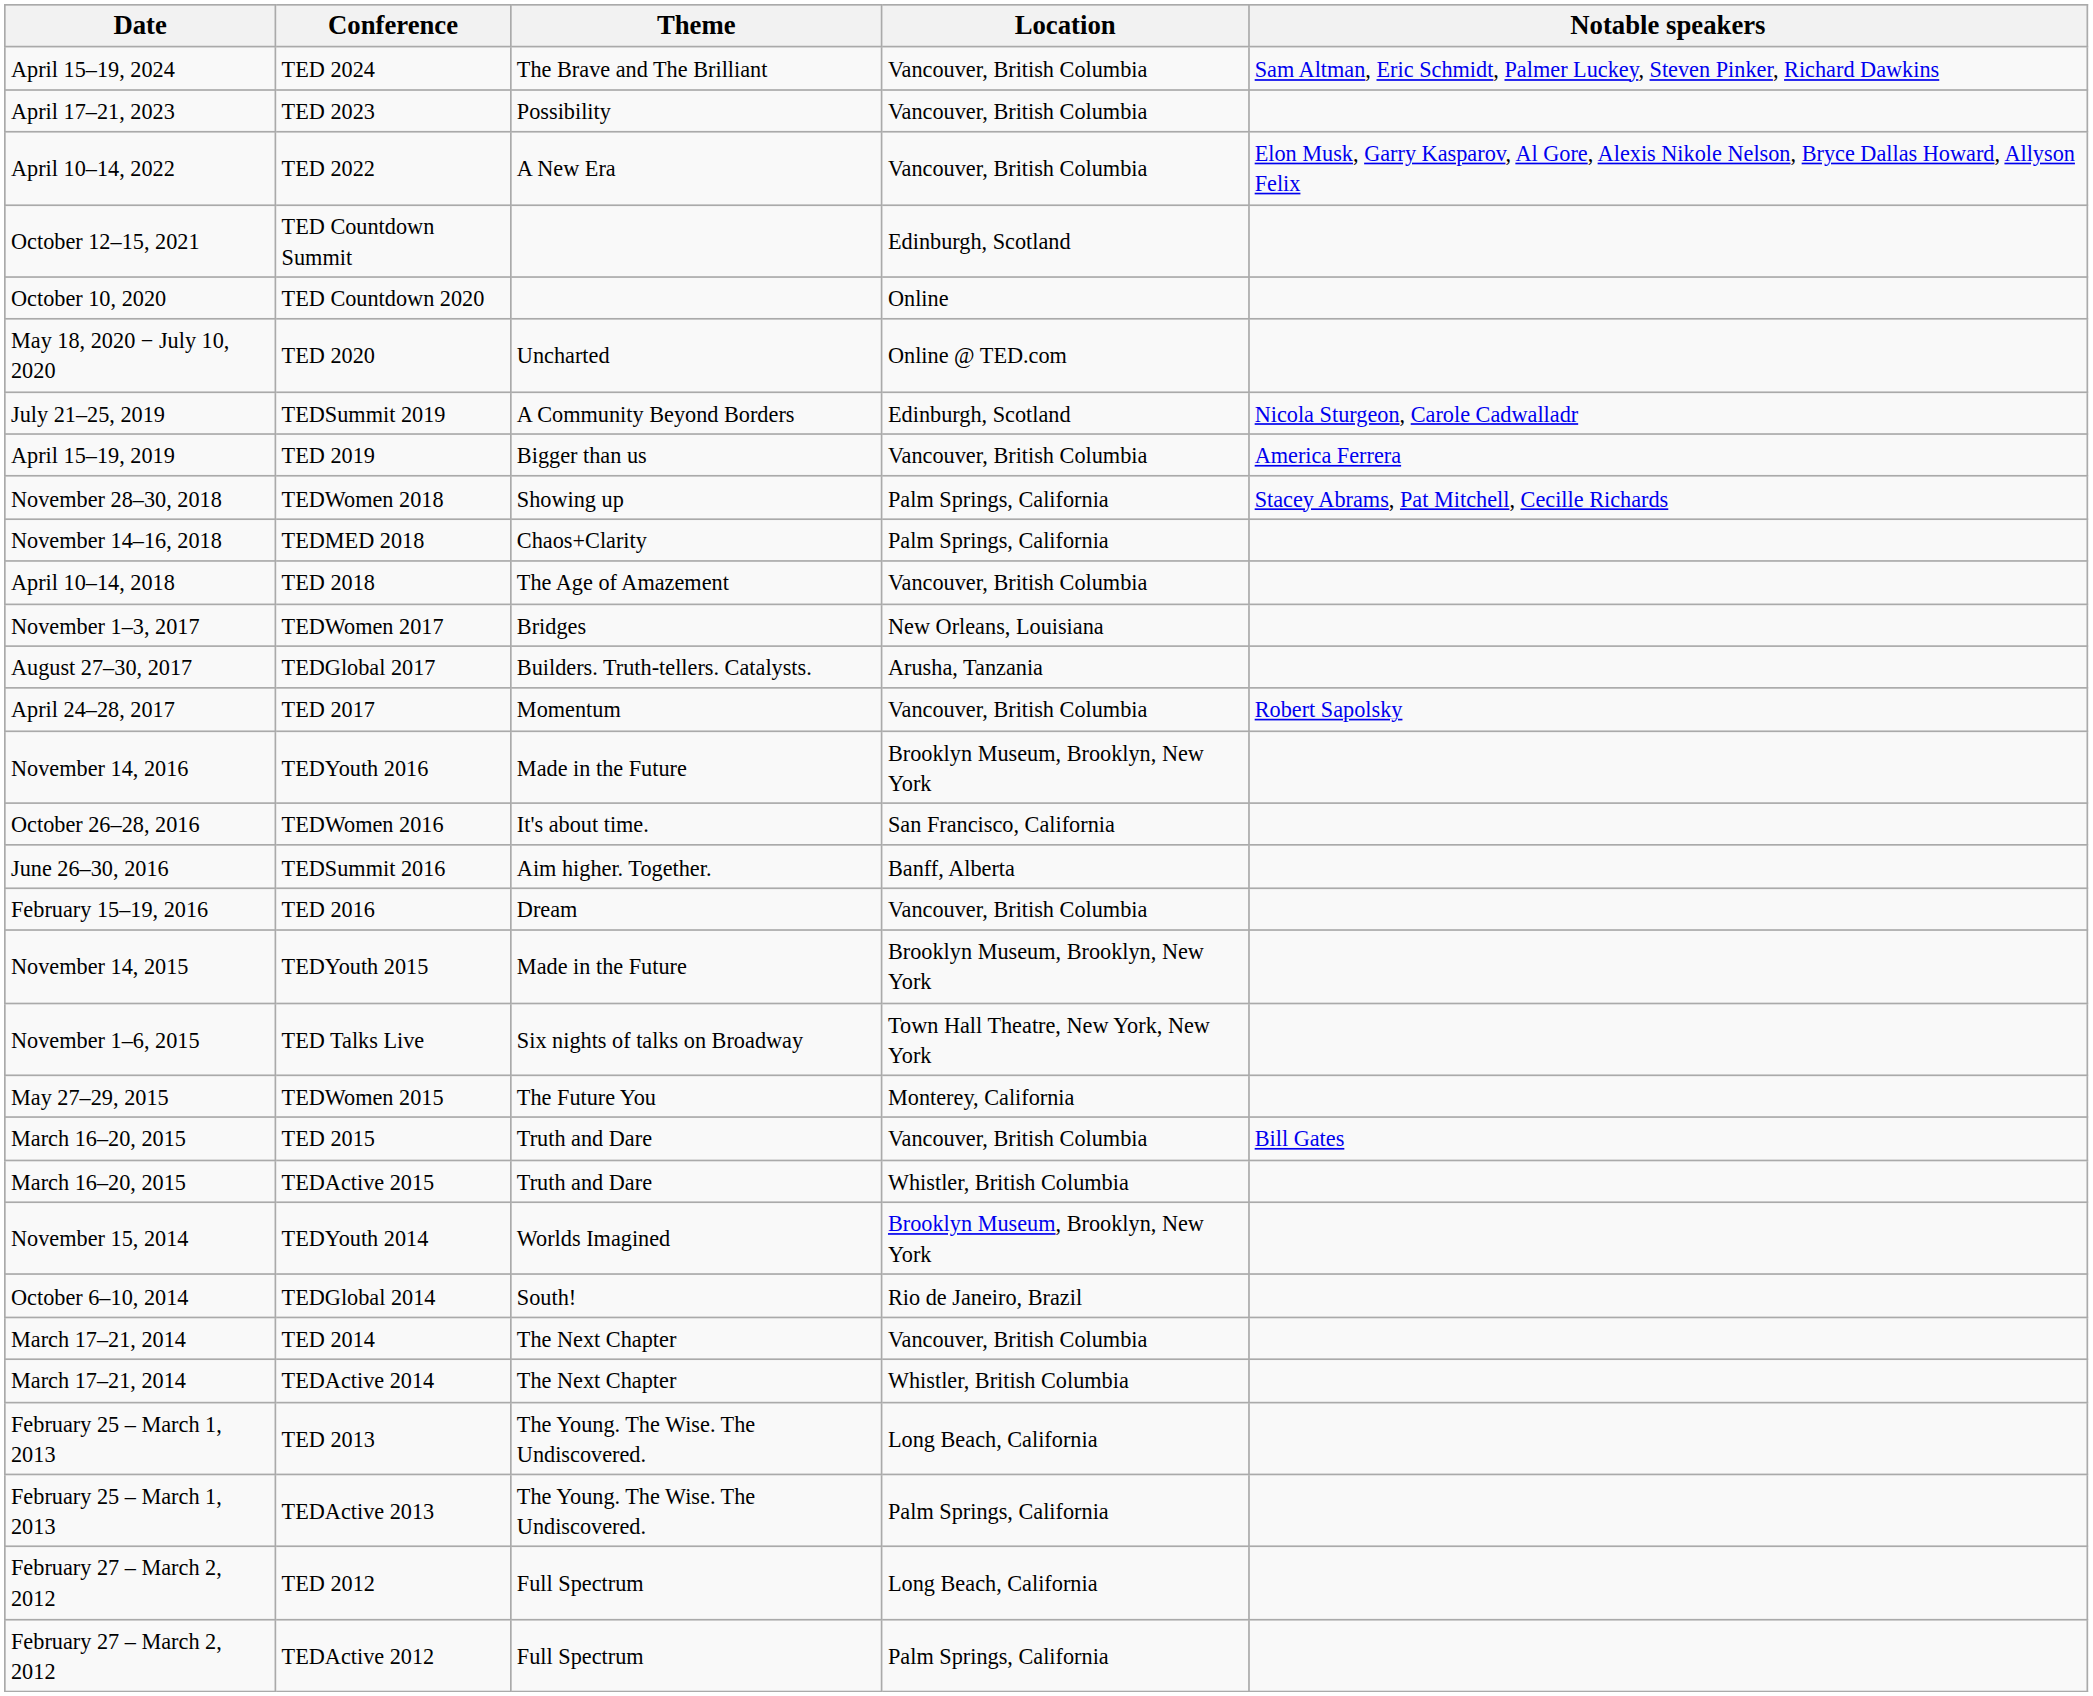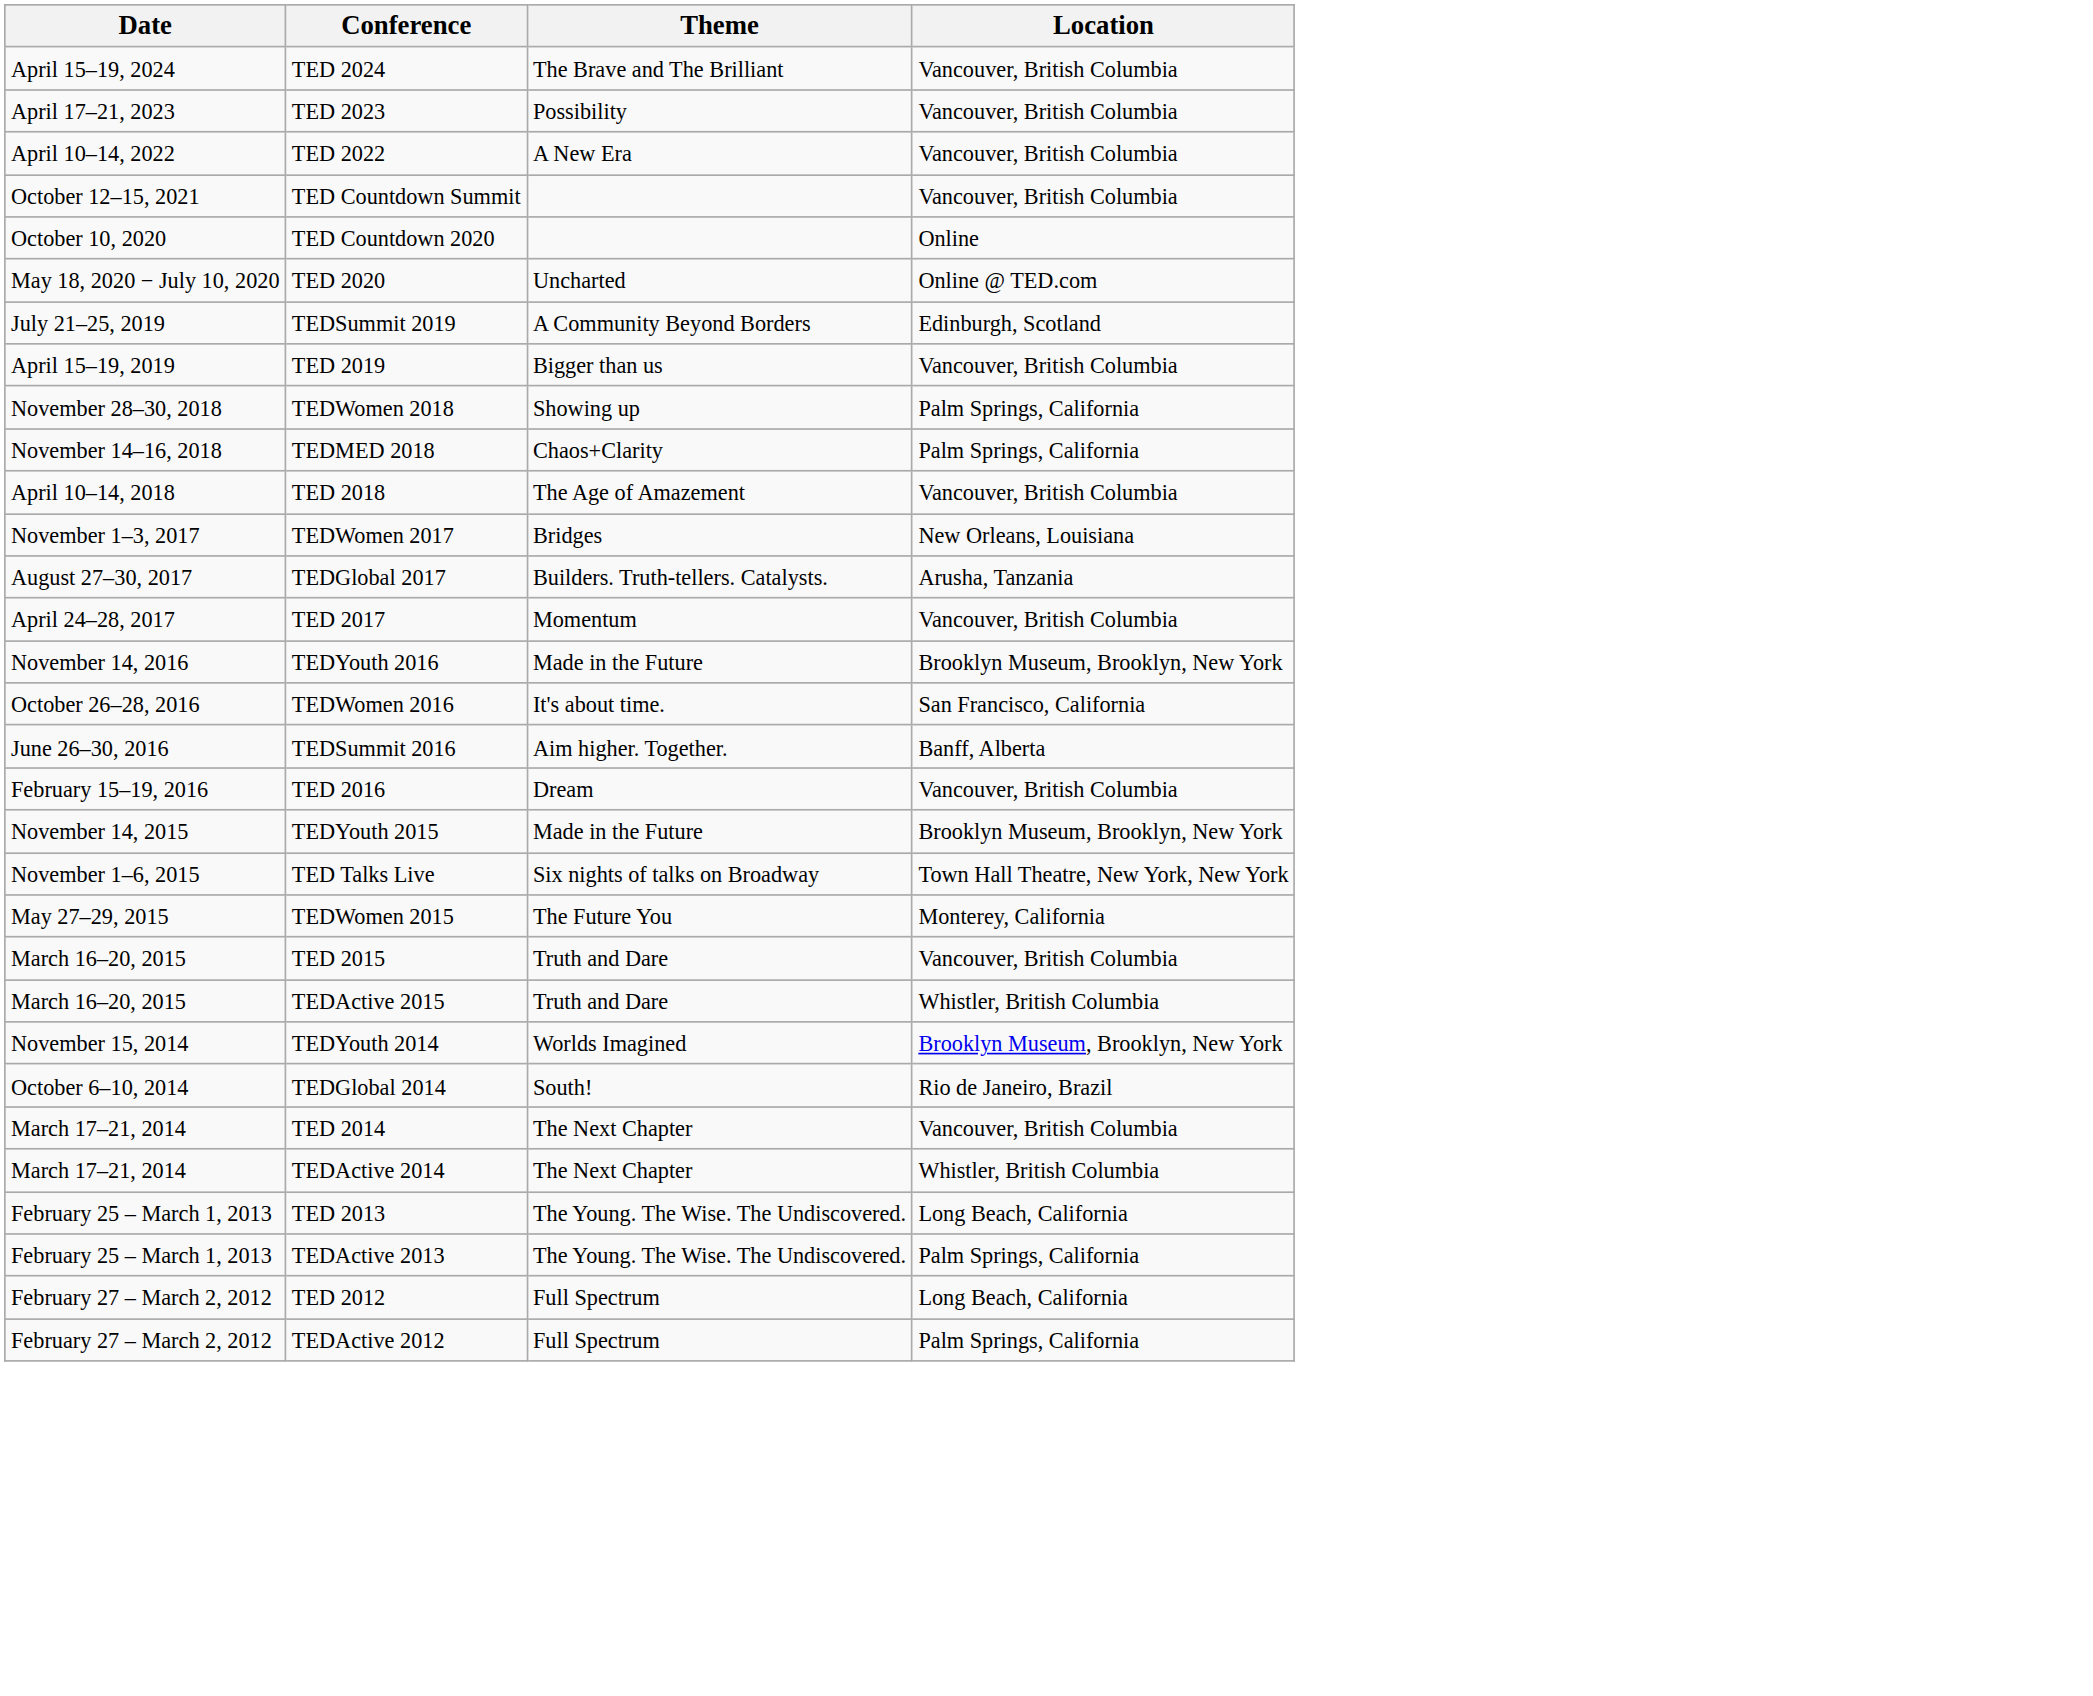- column: (1668, 25)
(979, 241) Edinburgh, Scotland -> (1048, 196) Vancouver, British Columbia
